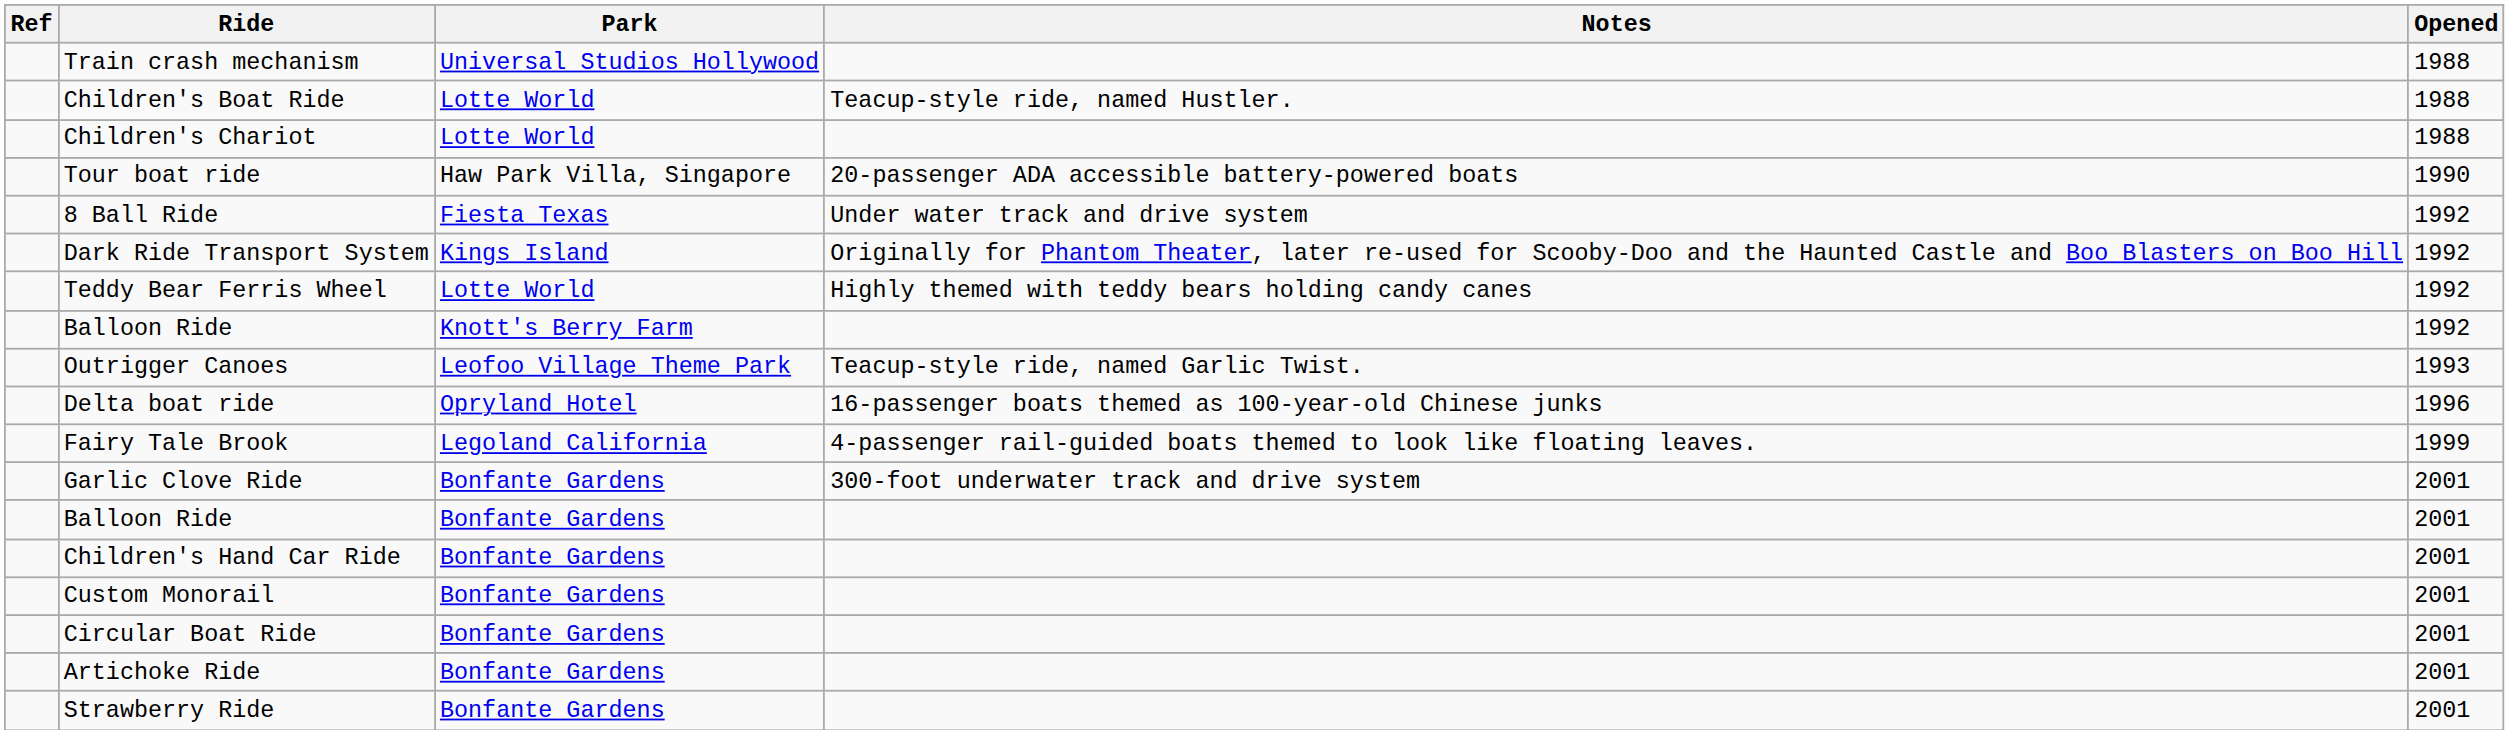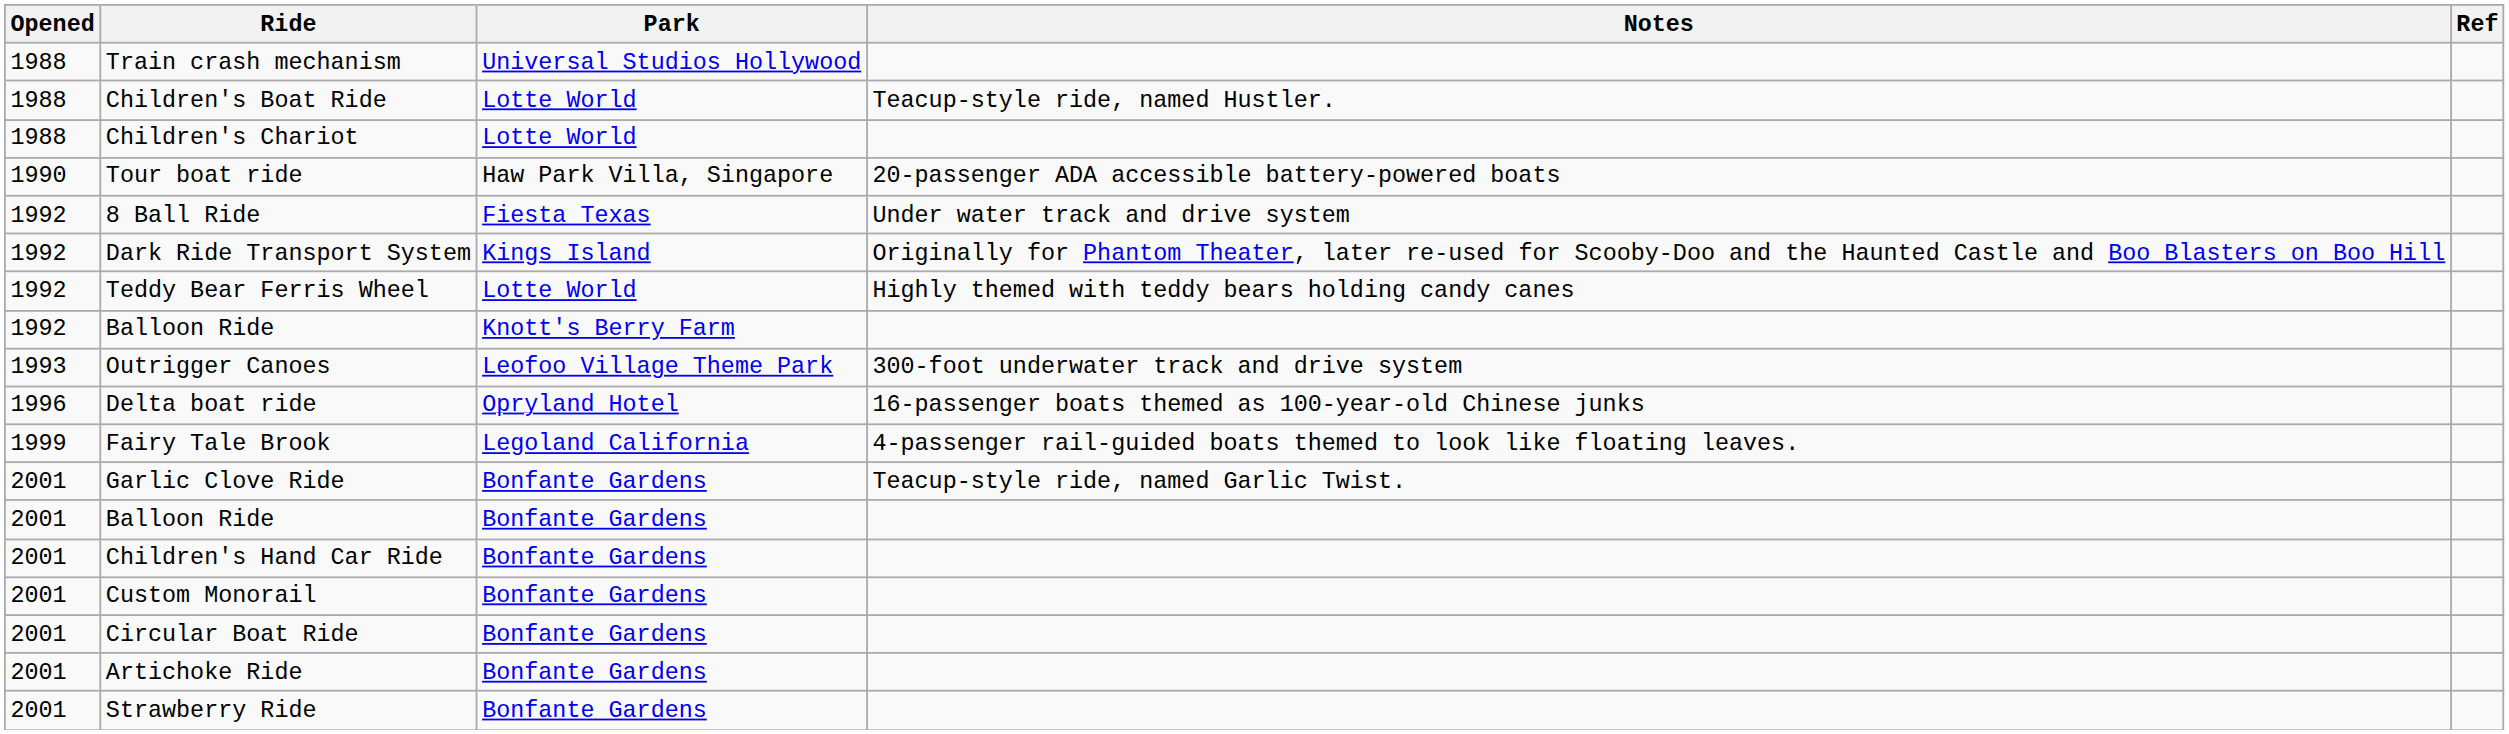columns swapped: (2456, 24) <-> (32, 24)
(1097, 367) Teacup-style ride, named Garlic Twist. -> (1167, 367) 300-foot underwater track and drive system
(1125, 482) 300-foot underwater track and drive system -> (1139, 482) Teacup-style ride, named Garlic Twist.
